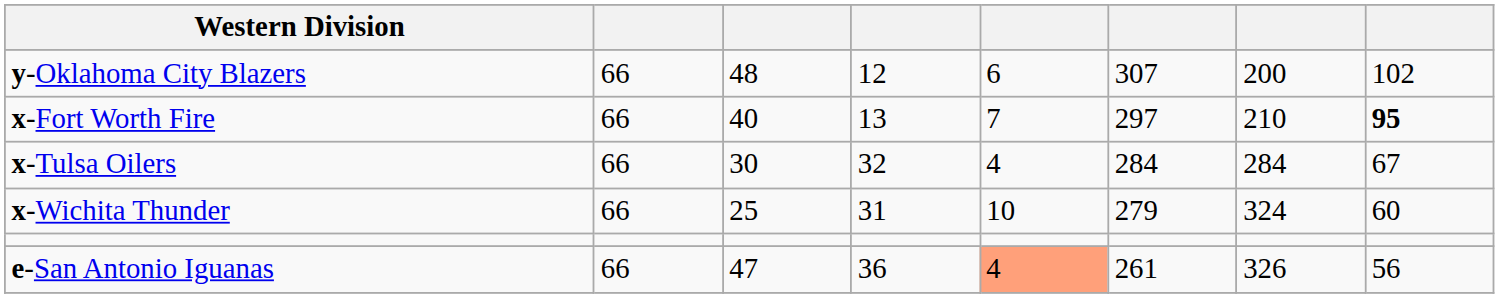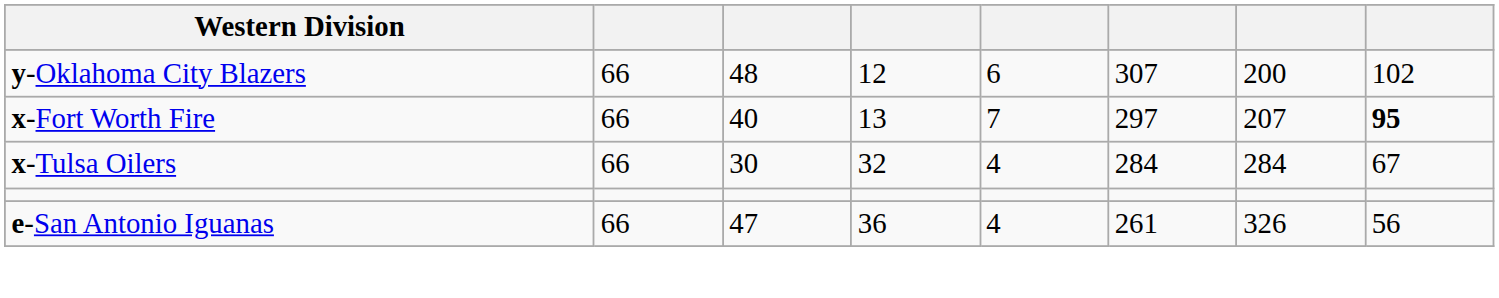(1265, 118) 210 -> (1265, 118) 207
- row: (121, 210)
(993, 268) lightsalmon background -> (993, 223) no background
